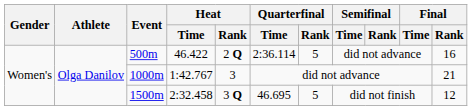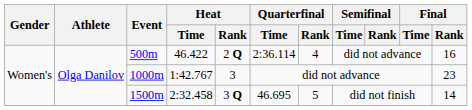(315, 55) 5 -> (315, 55) 4
(449, 75) 21 -> (449, 75) 23
(449, 95) 12 -> (449, 95) 14
